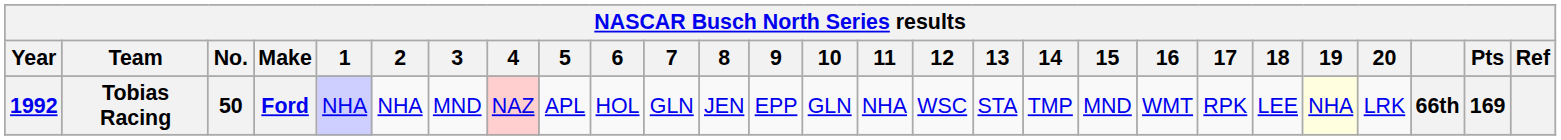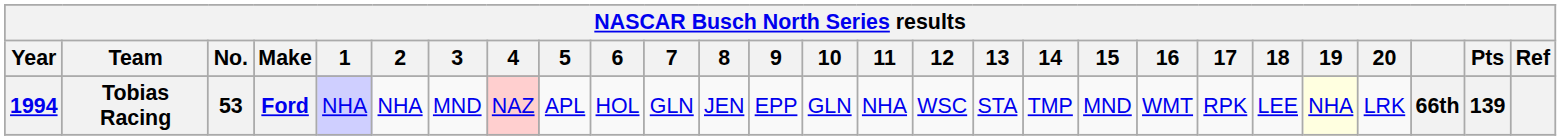(34, 105) 1992 -> (34, 105) 1994
(231, 105) 50 -> (231, 105) 53
(1488, 105) 169 -> (1488, 105) 139
